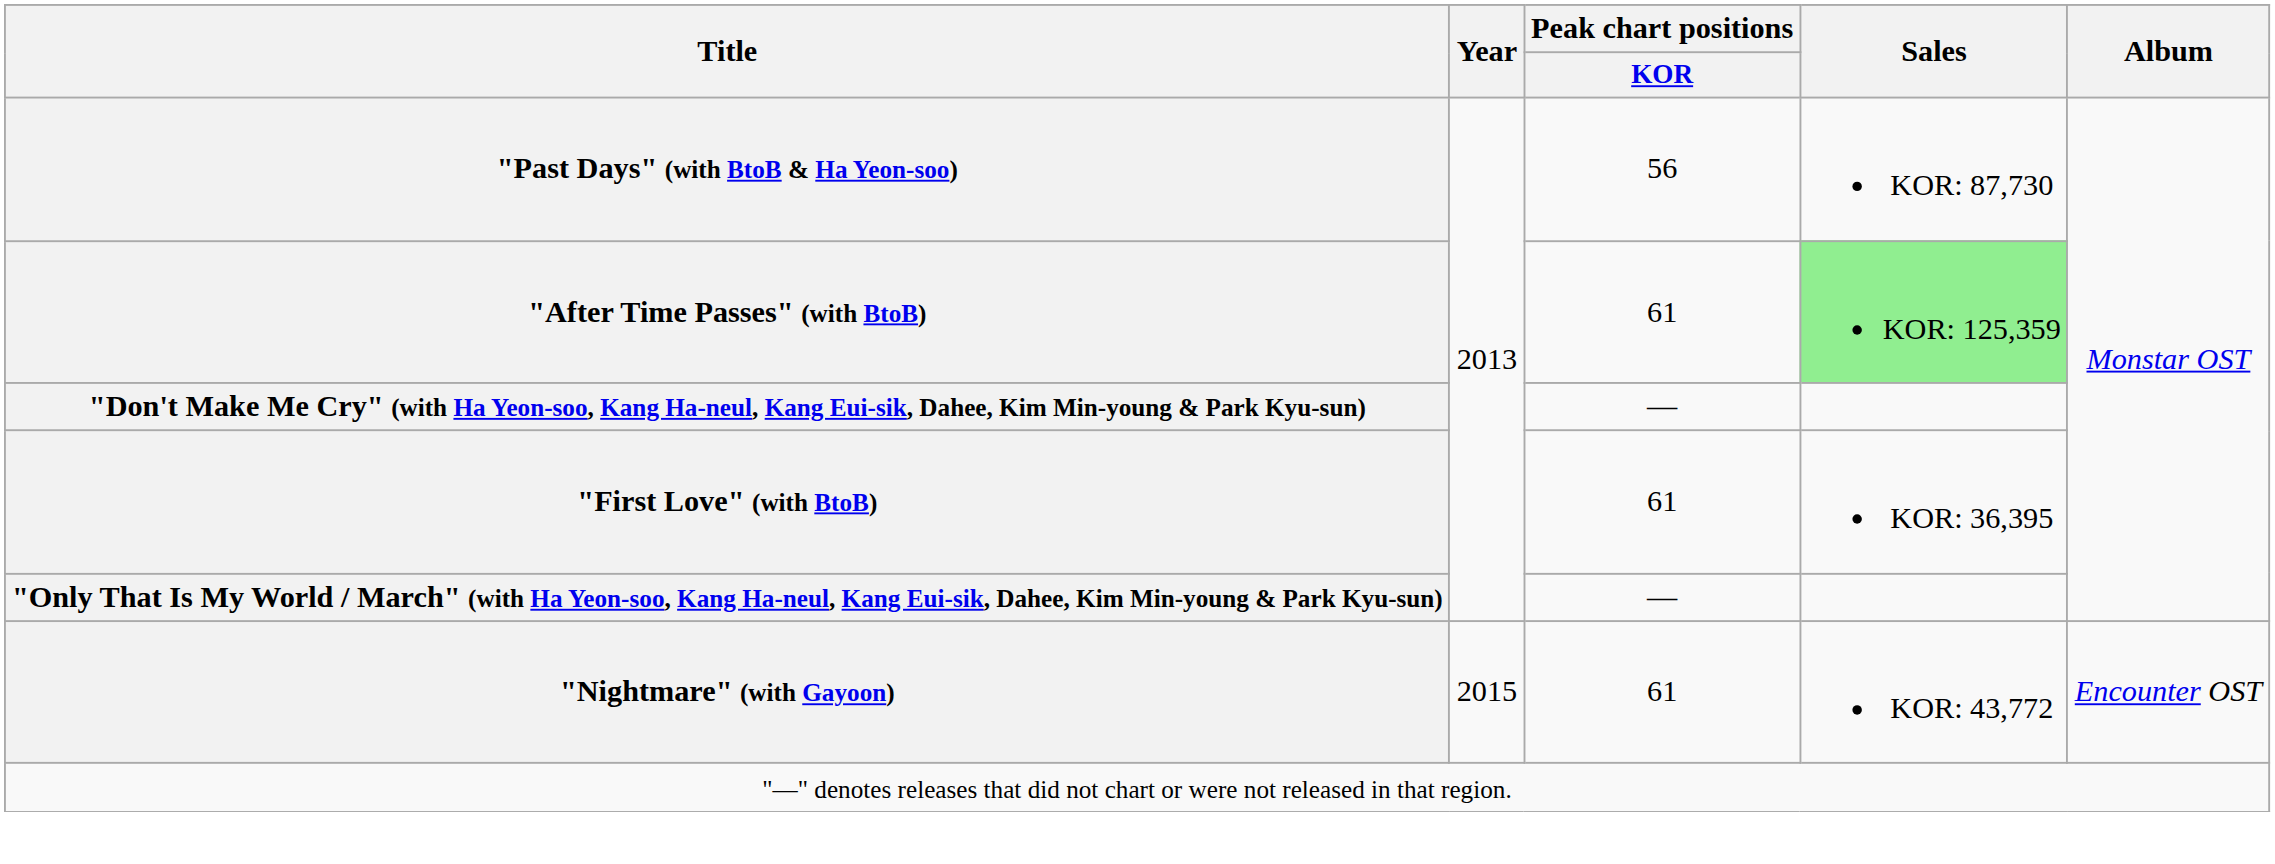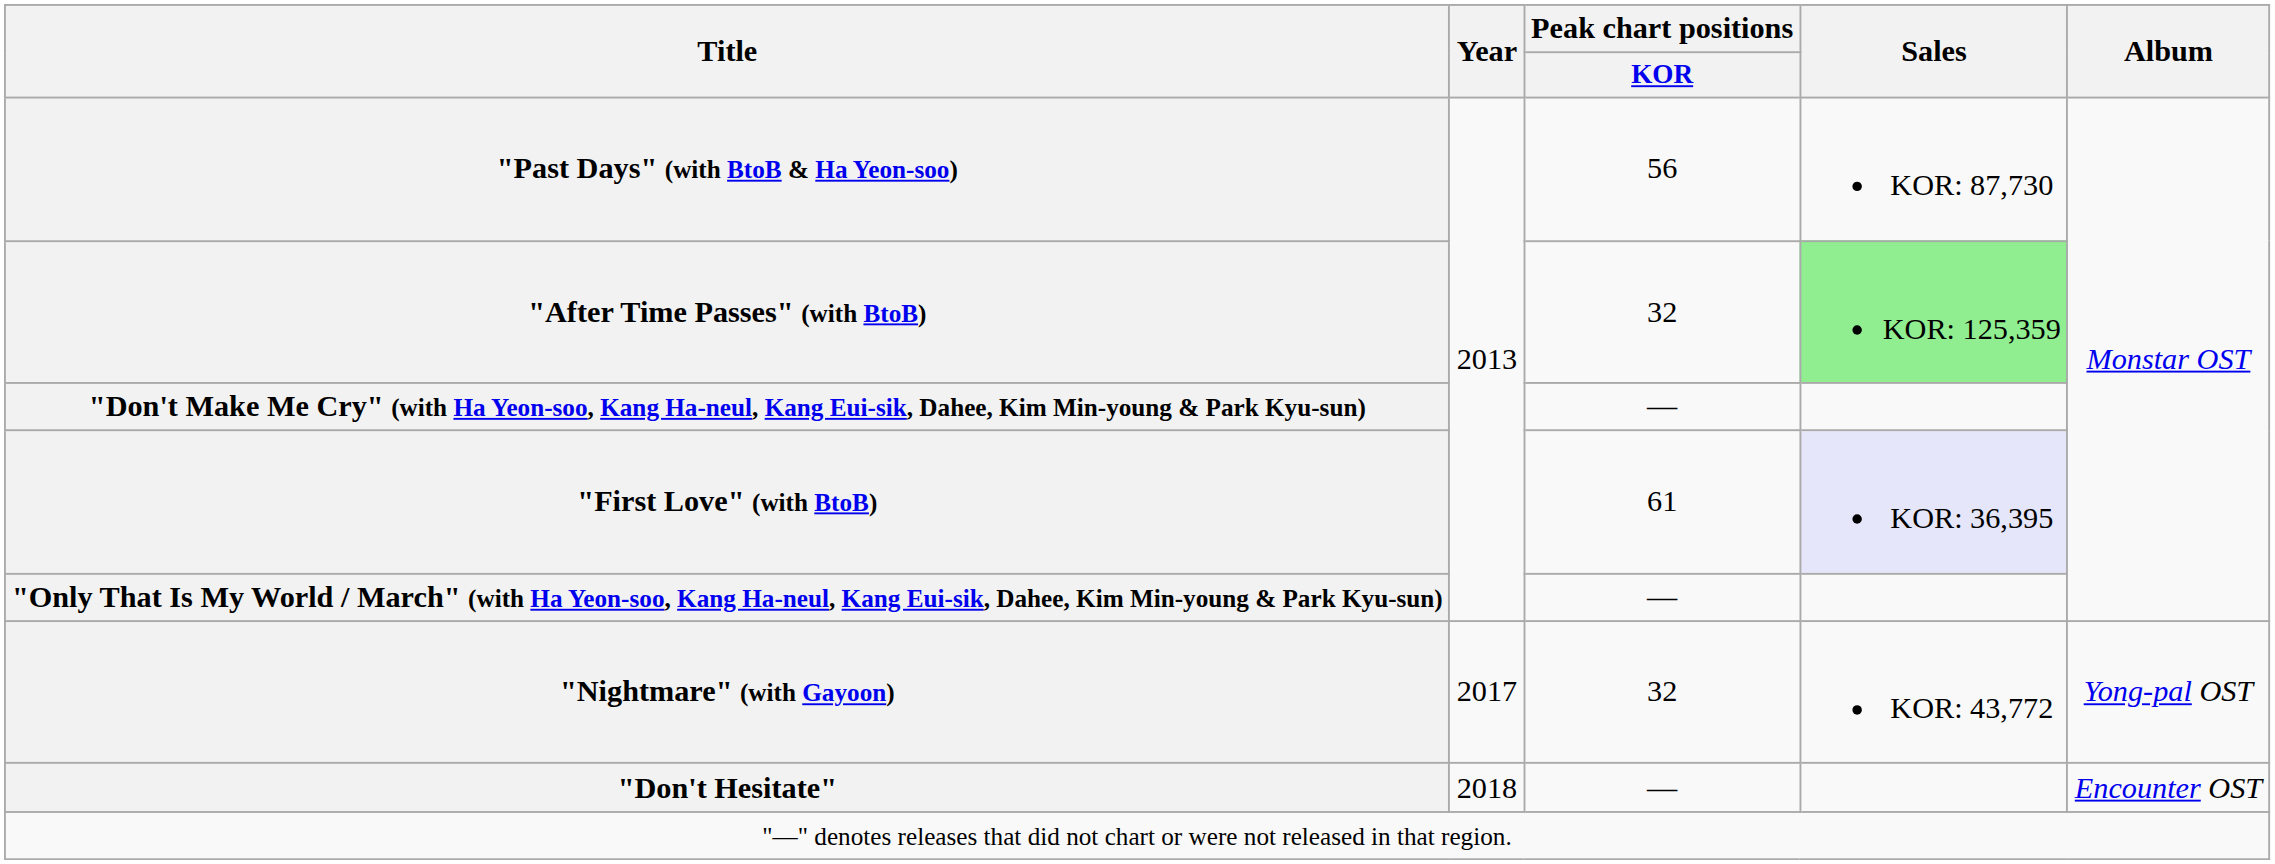(1662, 311) 61 -> (1662, 311) 32
(1934, 519) no background -> (1934, 519) lavender background
(1487, 691) 2015 -> (1487, 691) 2017
(1662, 691) 61 -> (1662, 691) 32
(2168, 691) Encounter OST -> (2168, 691) Yong-pal OST
+ row: (727, 787)
